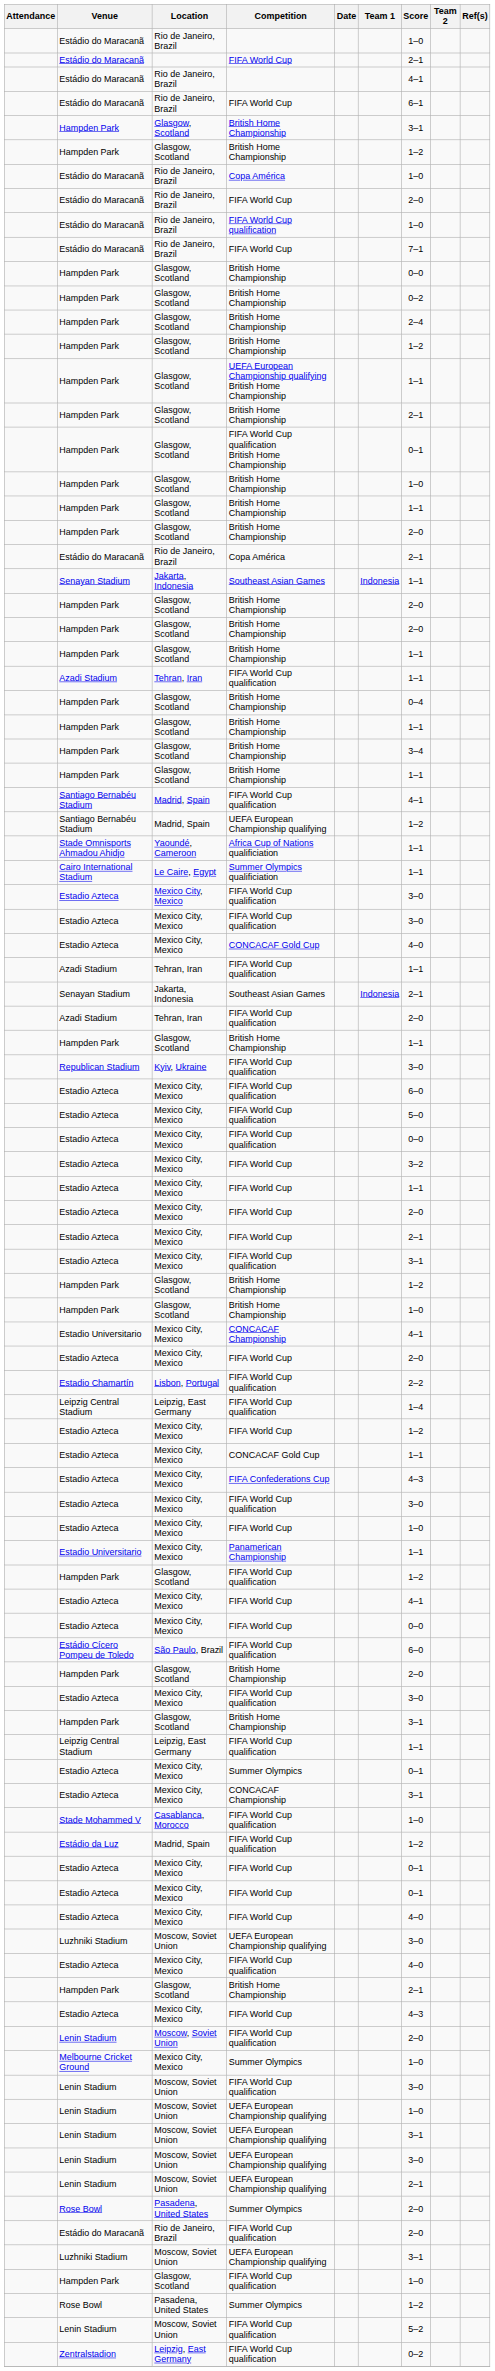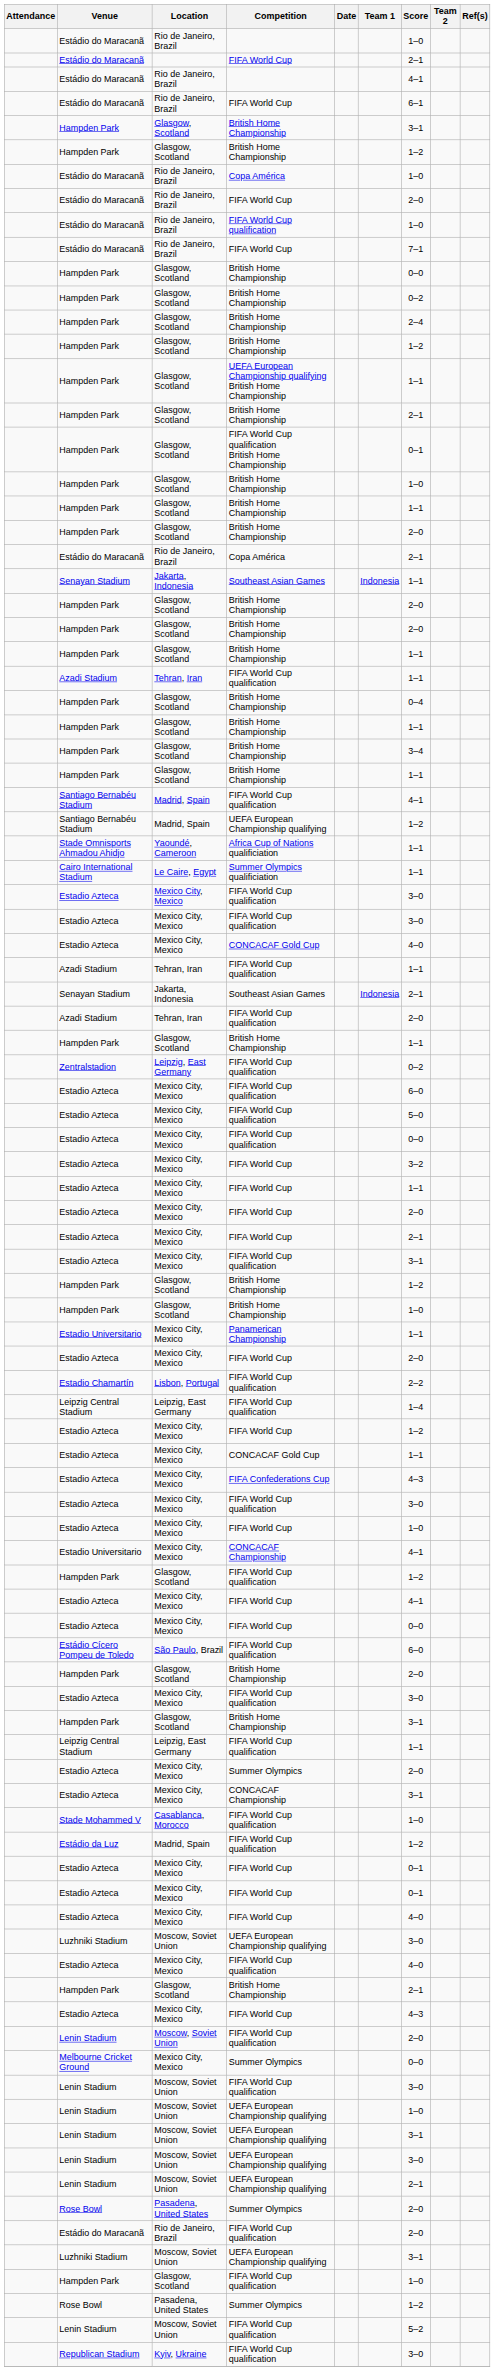rows swapped: (88, 2354) <-> (99, 1067)
rows swapped: (100, 1552) <-> (100, 1334)
(416, 1771) 0–1 -> (416, 1771) 2–0
(416, 2062) 1–0 -> (416, 2062) 0–0
